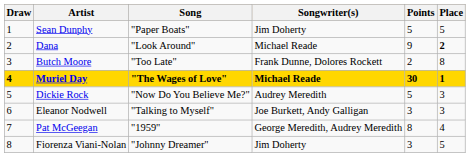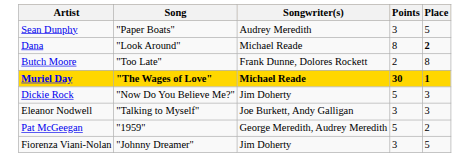- column: (19, 12)
(280, 29) Jim Doherty -> (276, 29) Audrey Meredith
(409, 29) 5 -> (395, 29) 3
(409, 45) 9 -> (395, 45) 8
(290, 95) Audrey Meredith -> (265, 95) Jim Doherty
(409, 128) 8 -> (395, 128) 5
(442, 128) 4 -> (427, 128) 2
